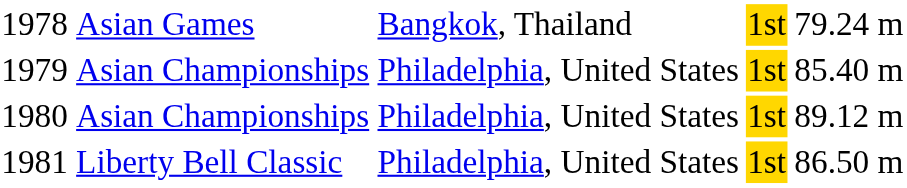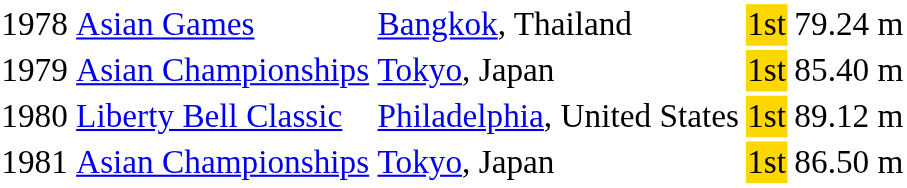(558, 70) Philadelphia, United States -> (466, 70) Tokyo, Japan
(223, 115) Asian Championships -> (209, 115) Liberty Bell Classic
(209, 161) Liberty Bell Classic -> (223, 161) Asian Championships
(558, 161) Philadelphia, United States -> (466, 161) Tokyo, Japan
